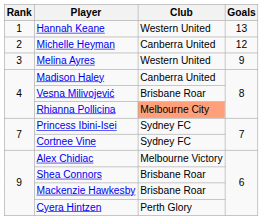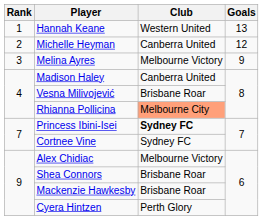(175, 61) Western United -> (181, 61) Melbourne Victory
(166, 126) normal -> (167, 126) bold
